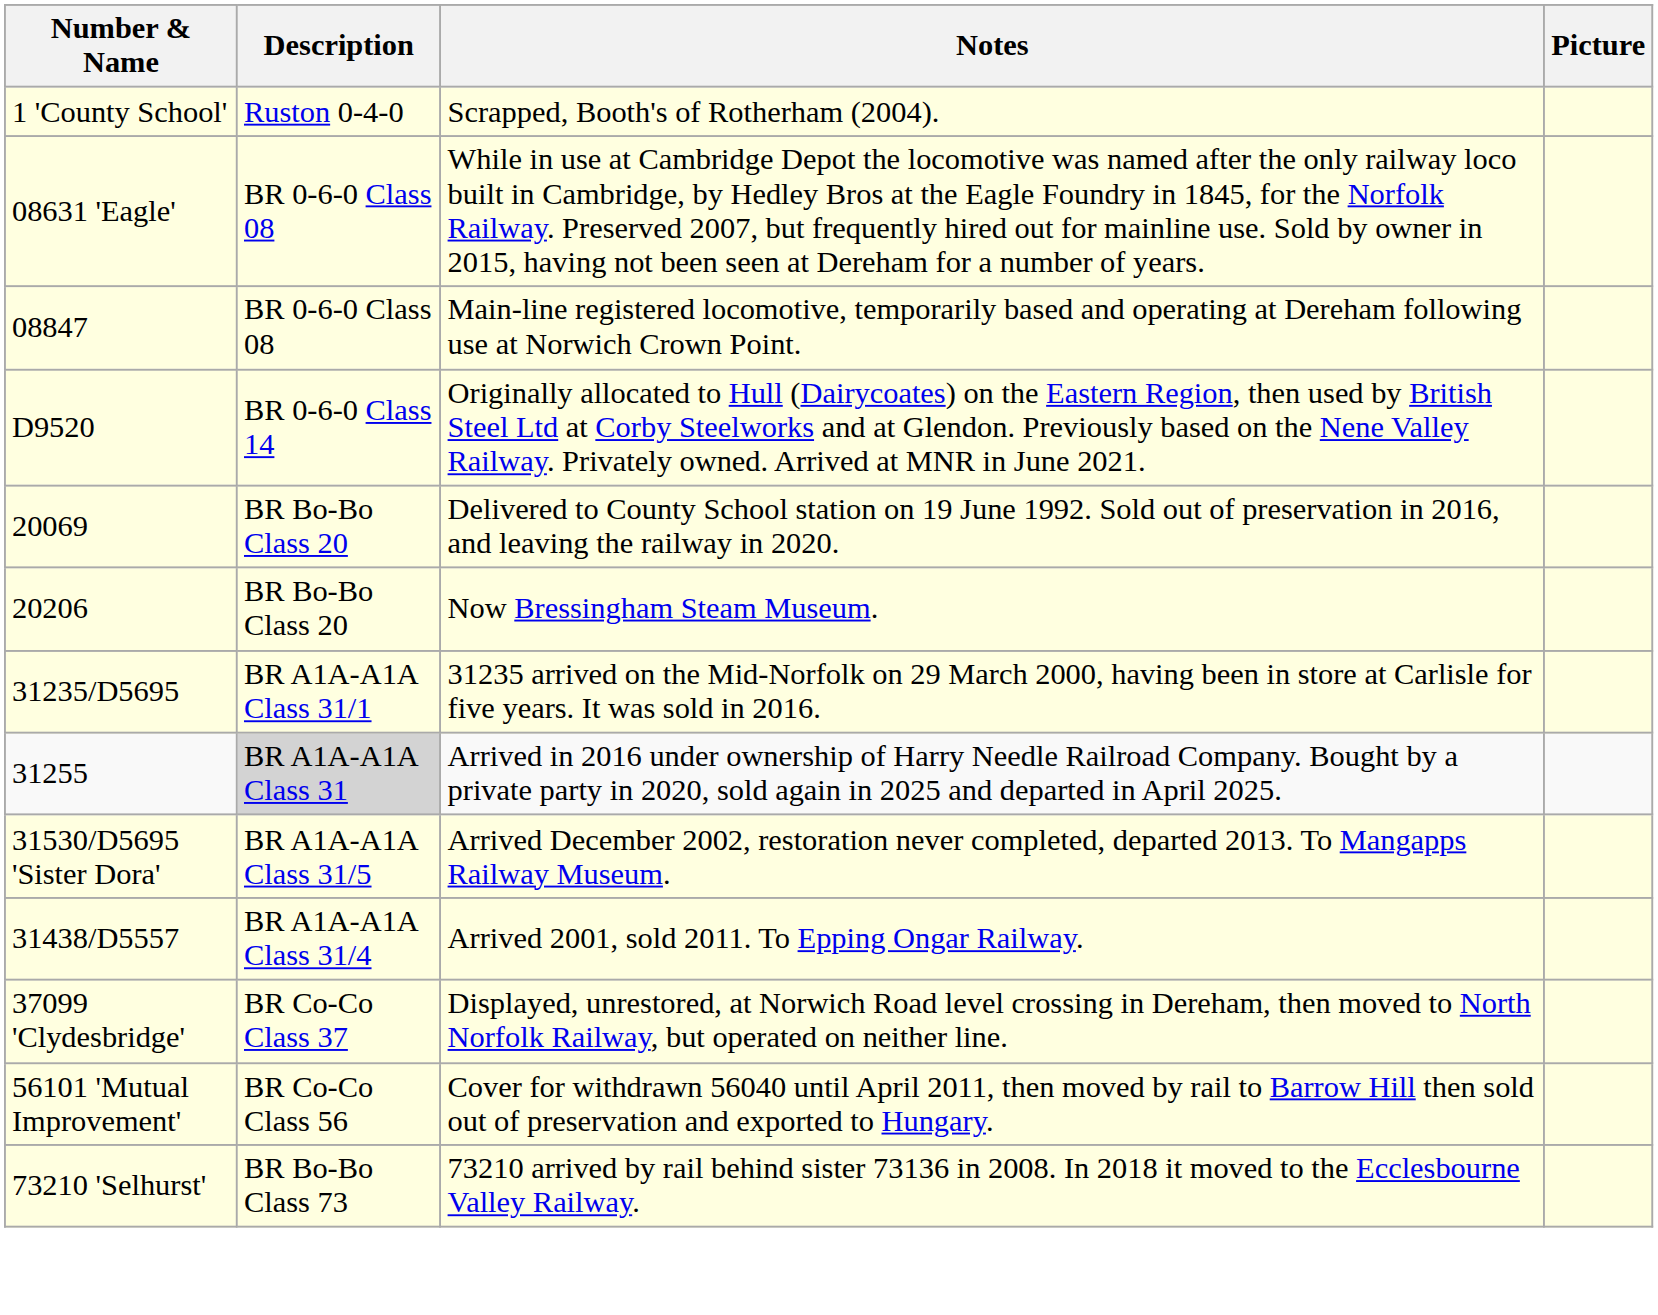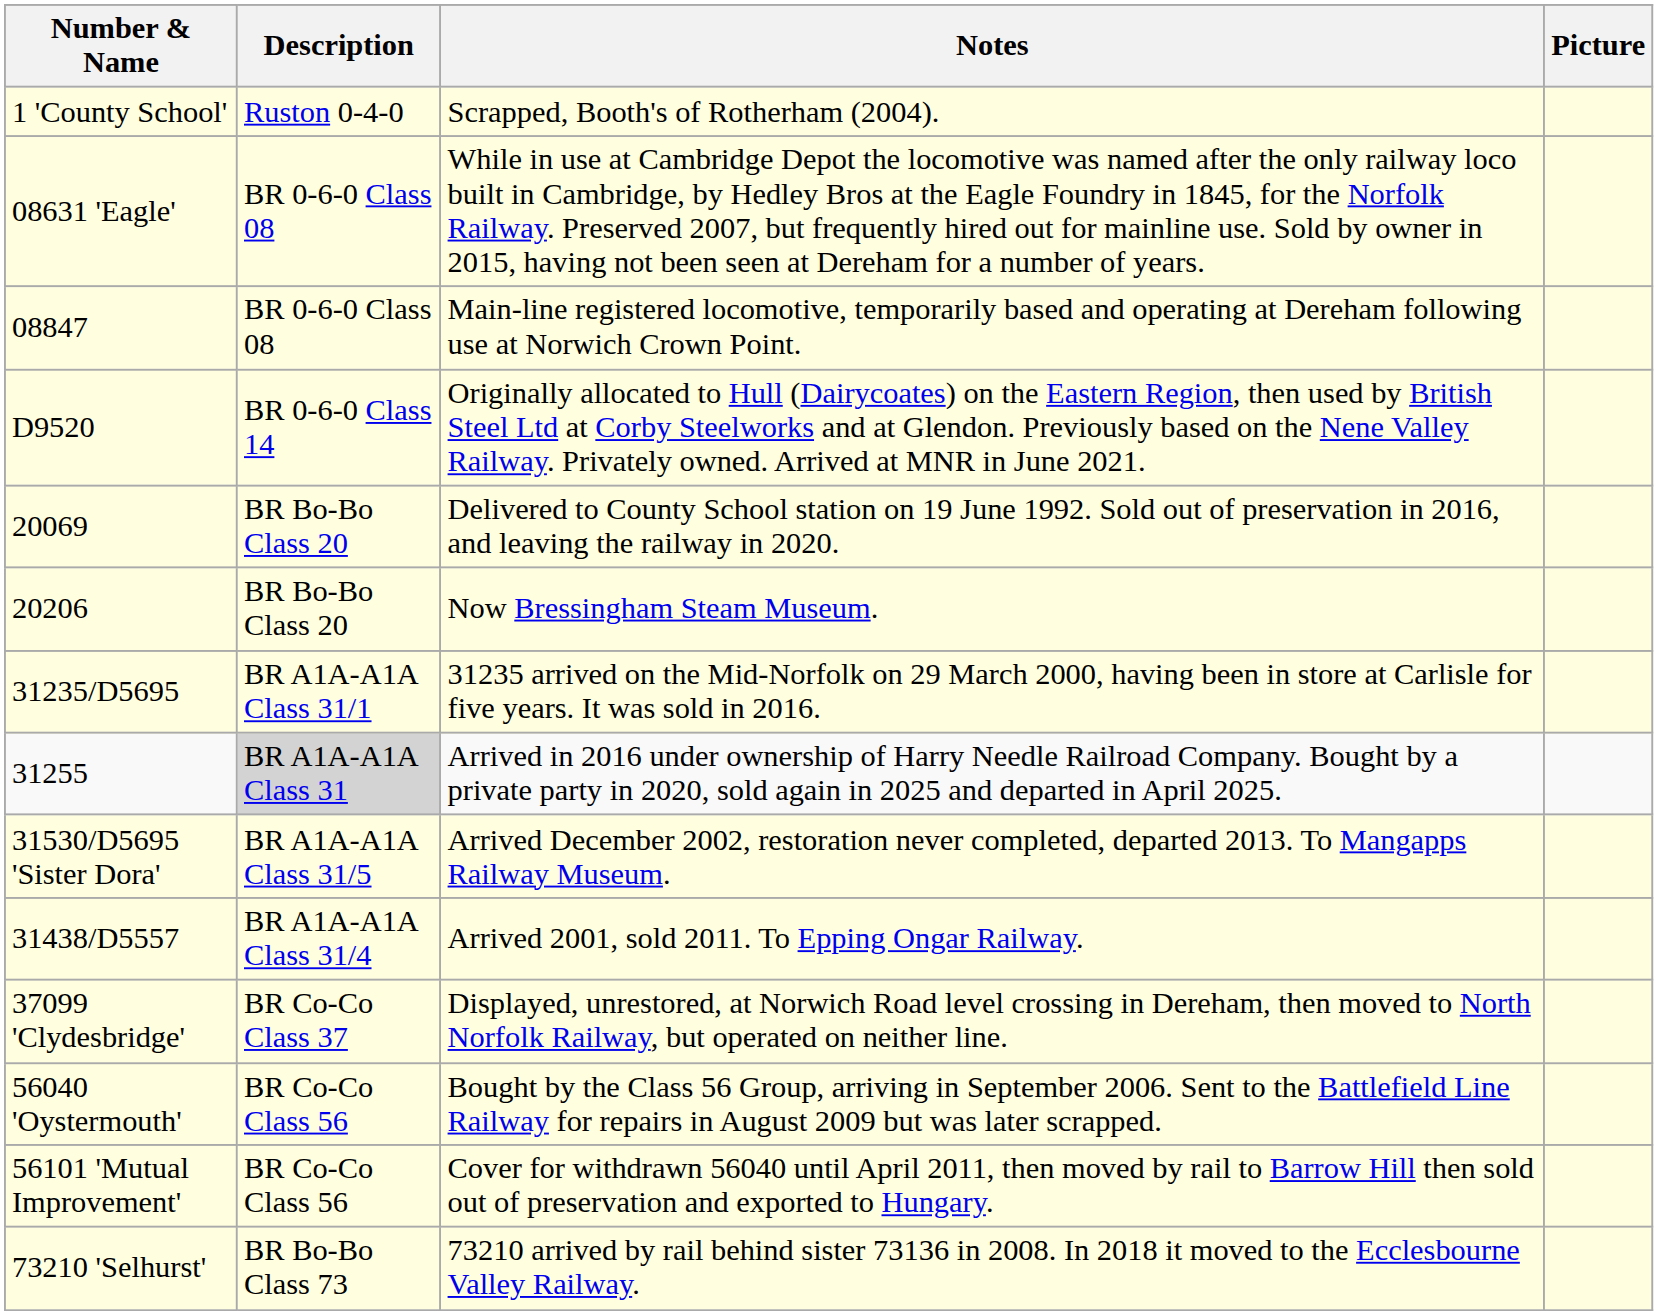+ row: (97, 1103)
